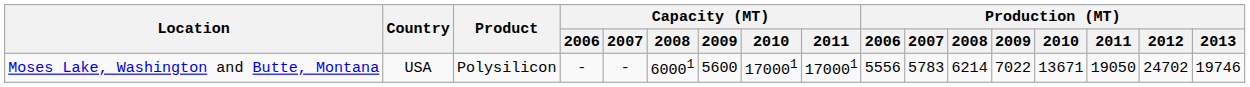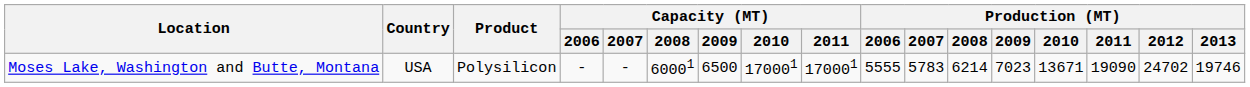(719, 68) 5600 -> (719, 68) 6500
(883, 68) 5556 -> (883, 68) 5555
(1013, 68) 7022 -> (1013, 68) 7023
(1113, 68) 19050 -> (1113, 68) 19090
